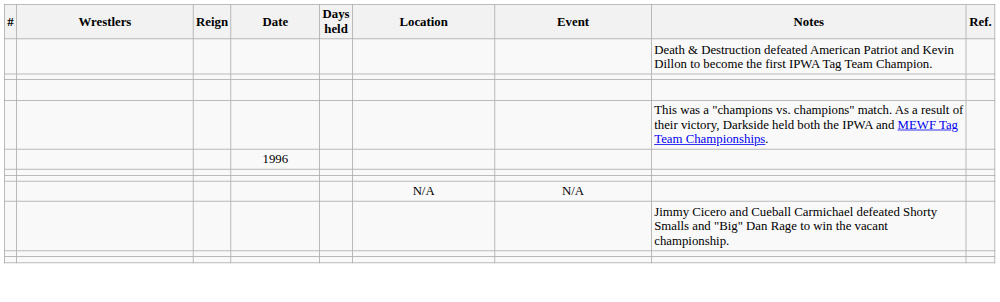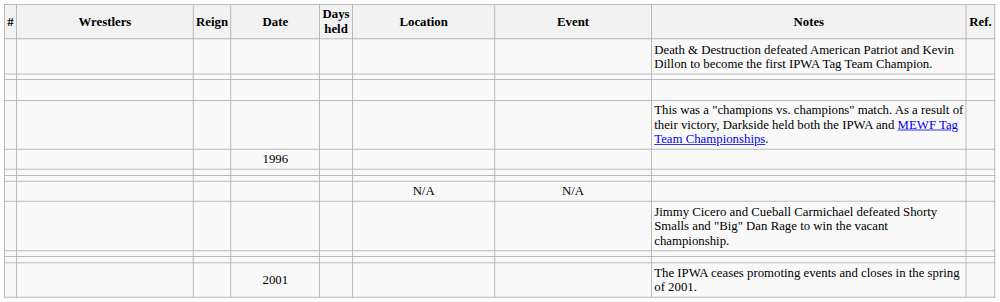+ row: (11, 280)
